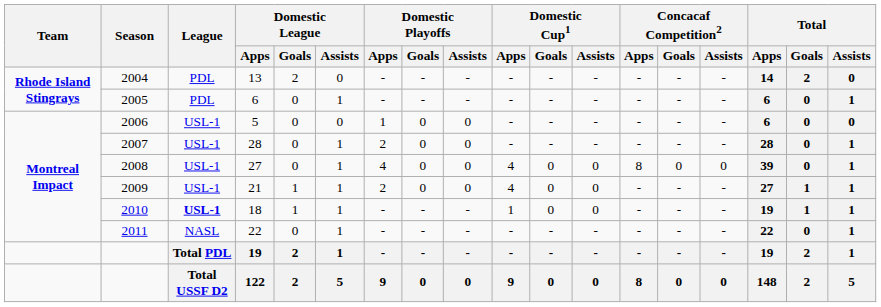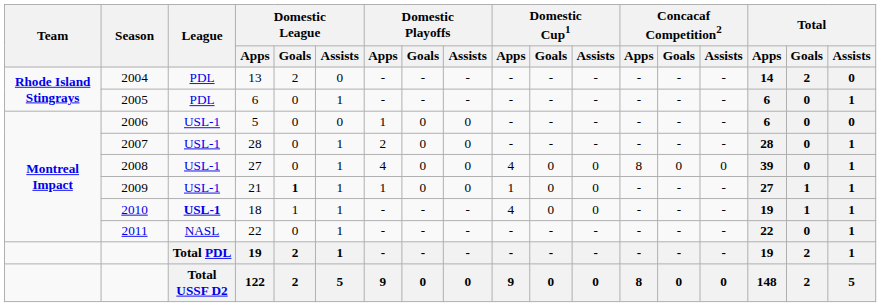(295, 187) normal -> (295, 187) bold
(383, 187) 2 -> (383, 187) 1
(511, 187) 4 -> (511, 187) 1
(511, 209) 1 -> (511, 209) 4
